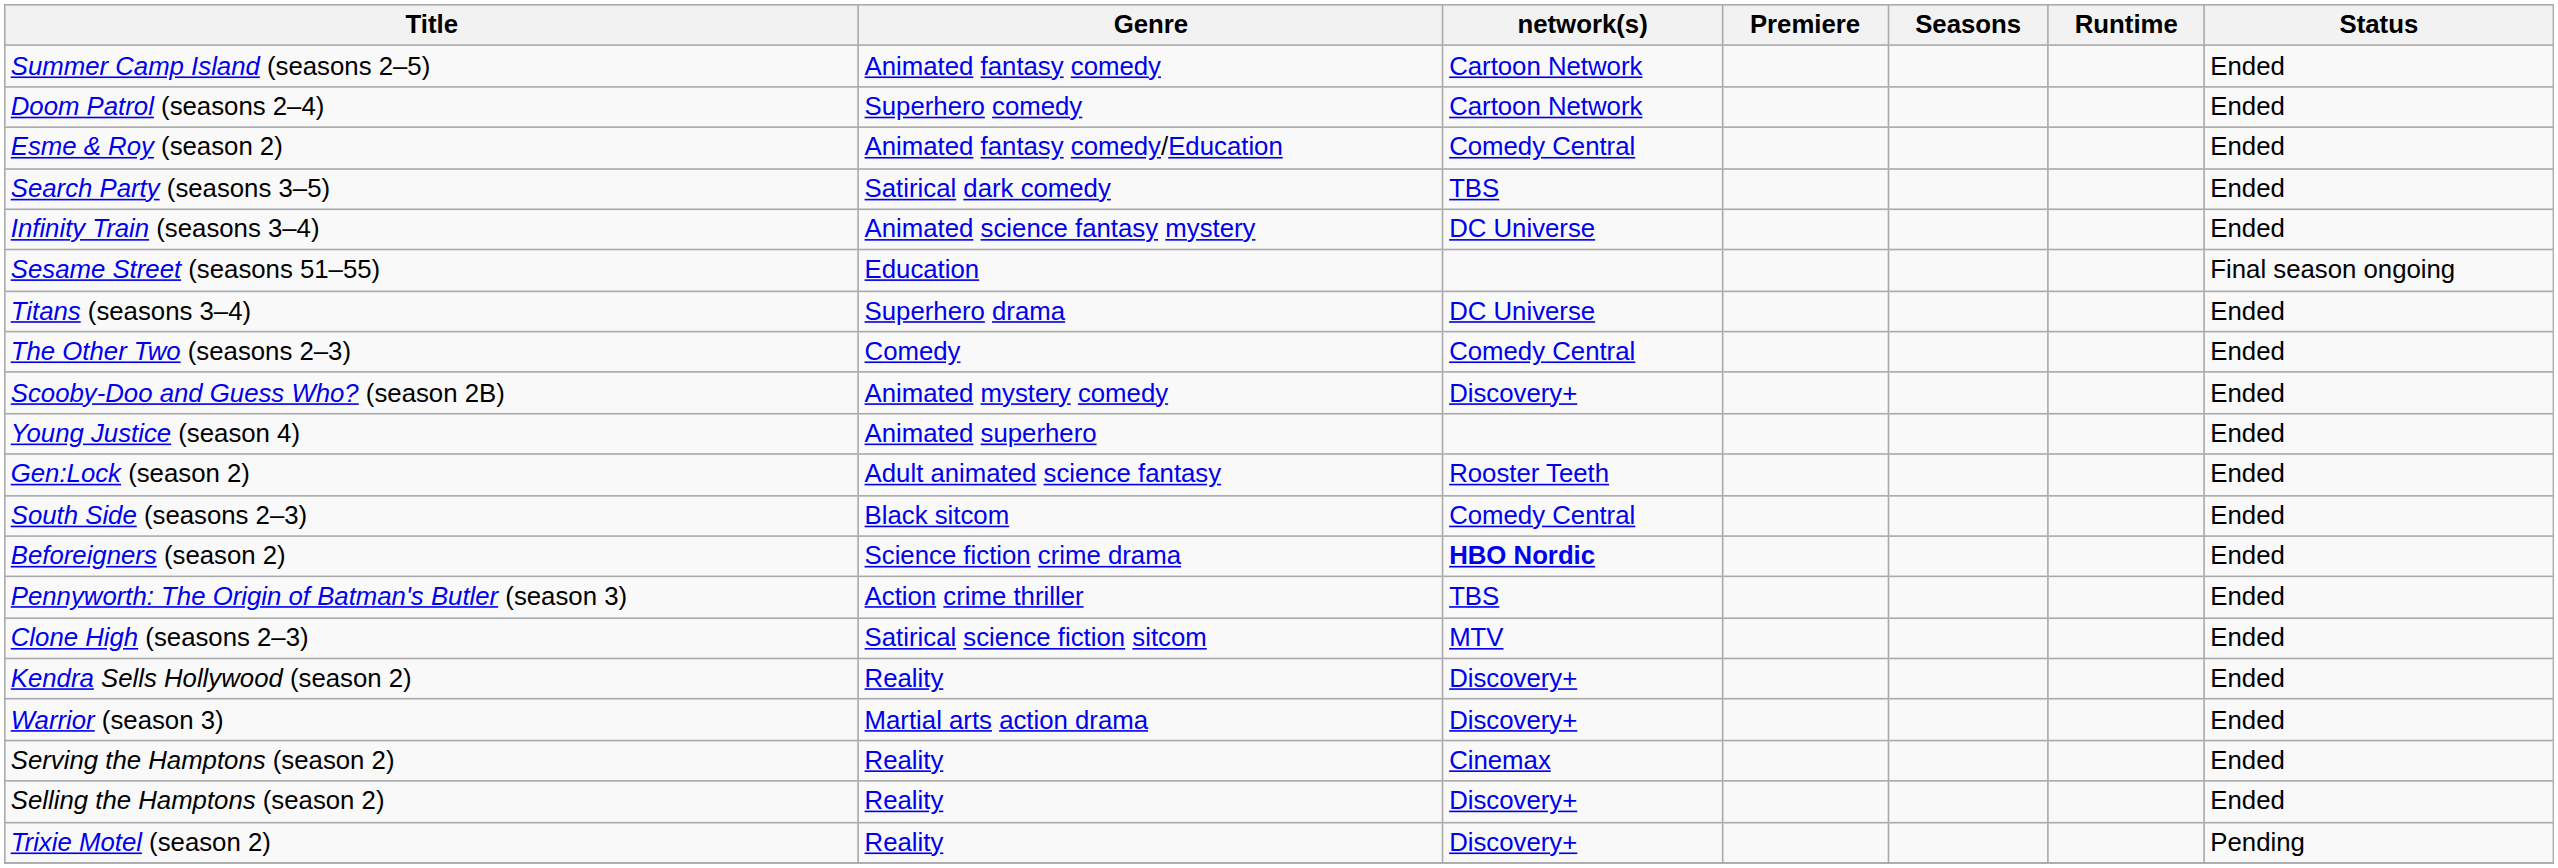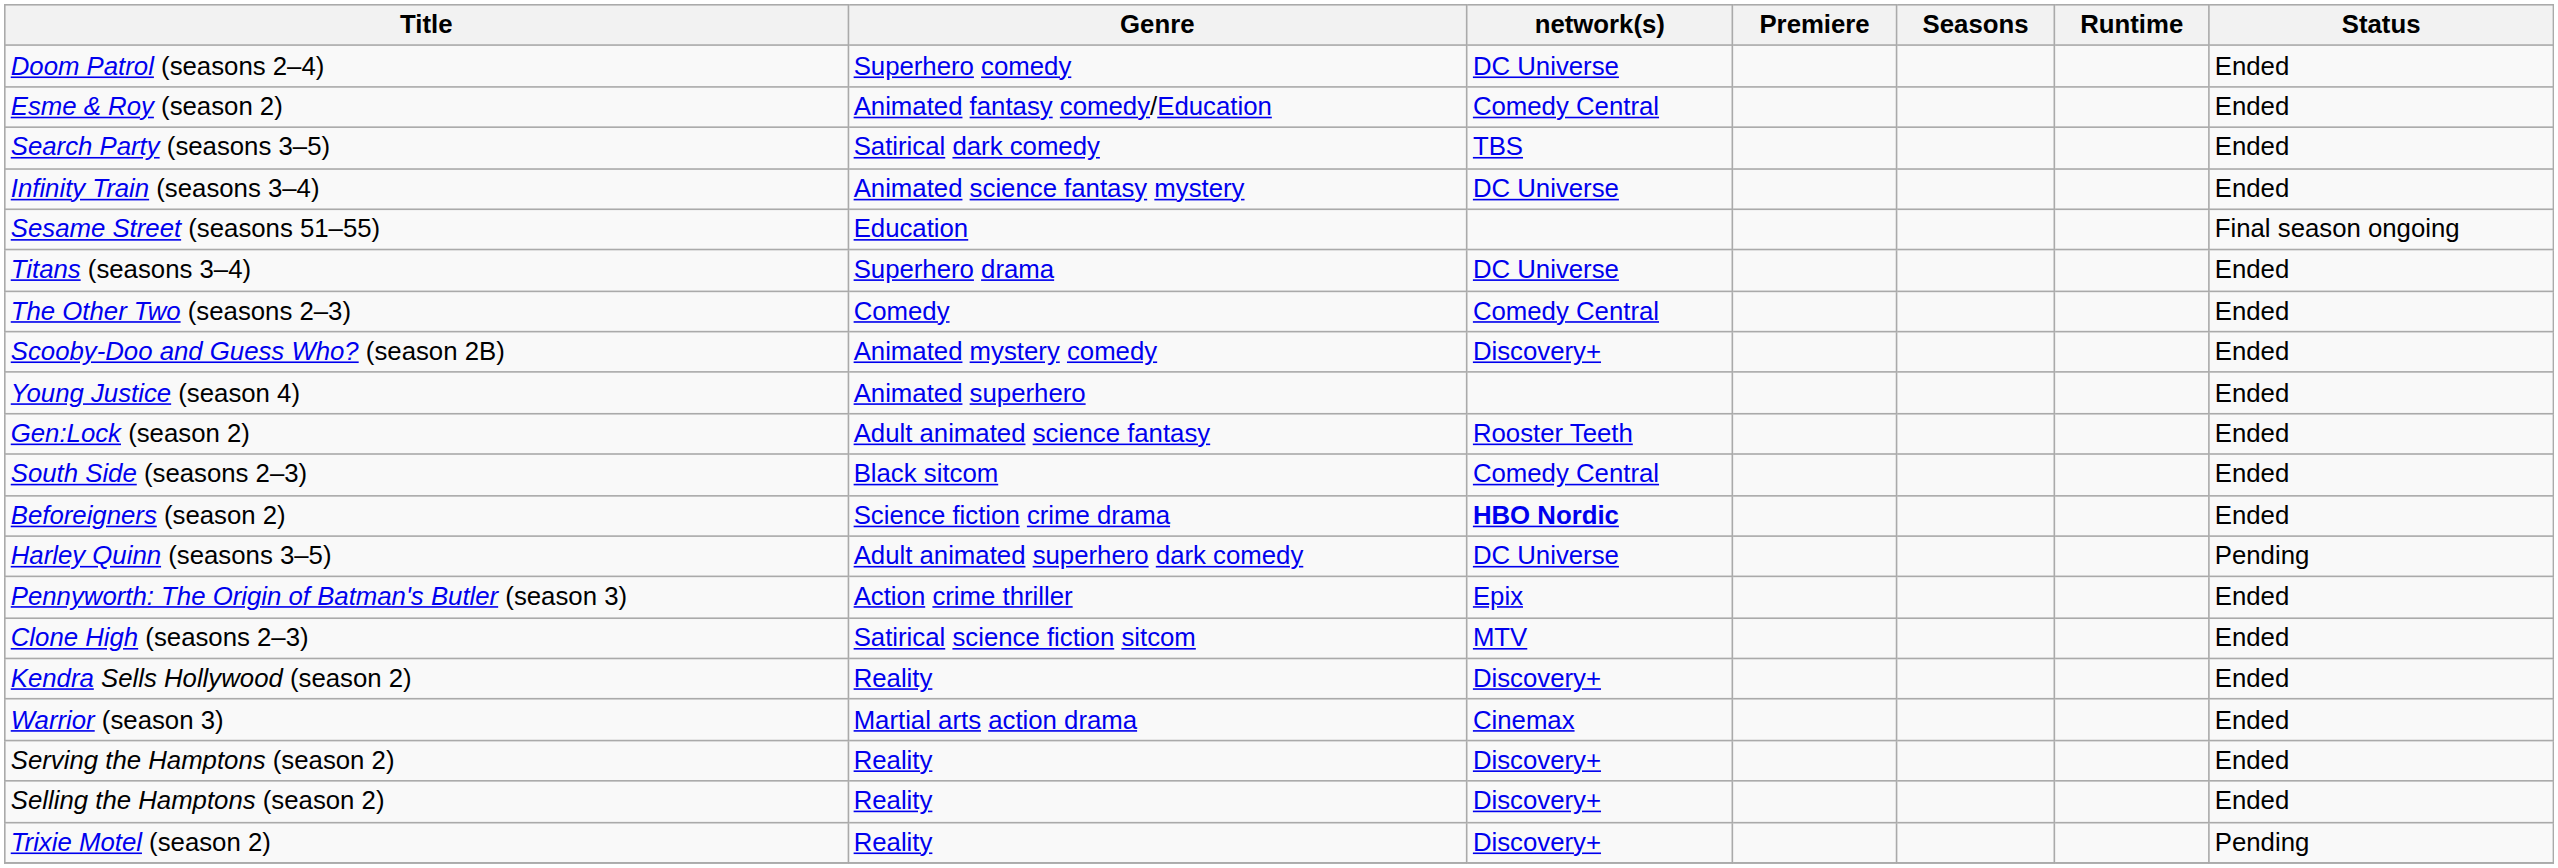- row: (220, 65)
(1546, 106) Cartoon Network -> (1546, 65) DC Universe
+ row: (171, 556)
(1474, 596) TBS -> (1498, 596) Epix
(1513, 719) Discovery+ -> (1524, 719) Cinemax
(1500, 760) Cinemax -> (1537, 760) Discovery+
